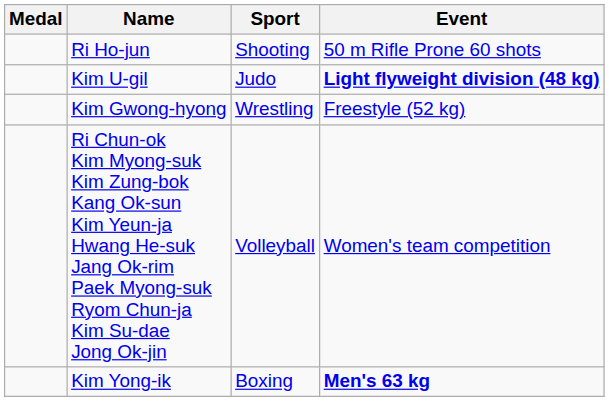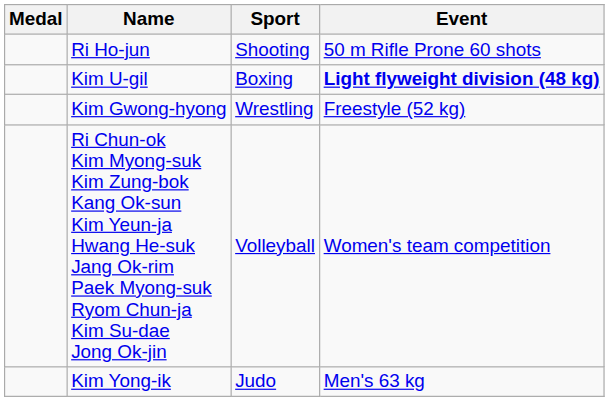(256, 79) Judo -> (264, 79) Boxing
(264, 381) Boxing -> (256, 381) Judo
(377, 381) bold -> (374, 381) normal
